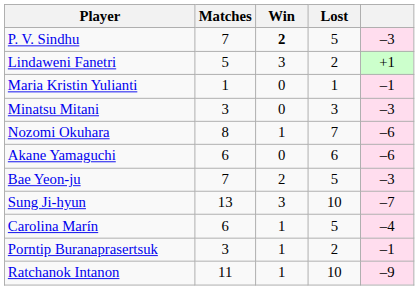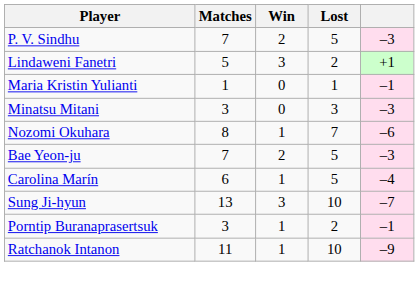(282, 39) bold -> (282, 39) normal
- row: (62, 156)
rows swapped: (47, 202) <-> (53, 226)
